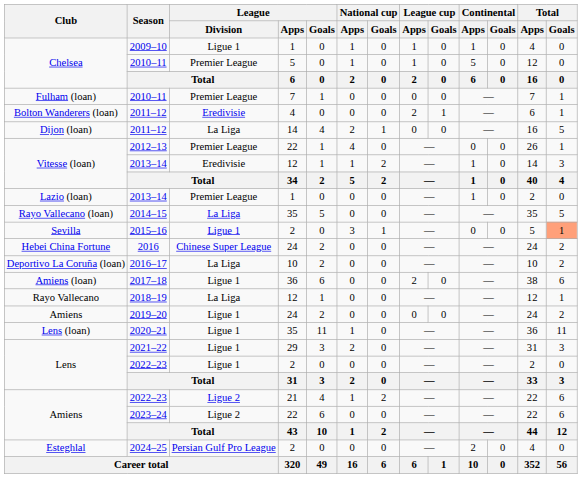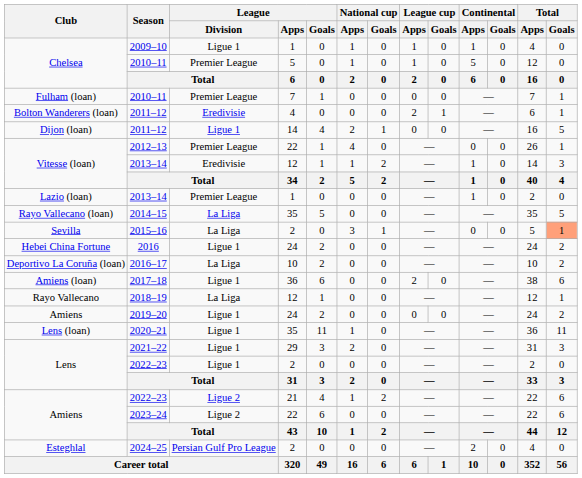(224, 130) La Liga -> (224, 130) Ligue 1
(224, 230) Ligue 1 -> (224, 230) La Liga
(224, 247) Chinese Super League -> (224, 247) Ligue 1
